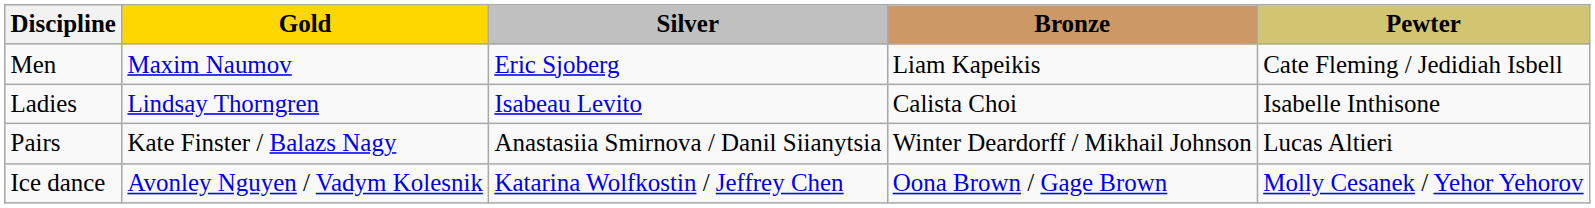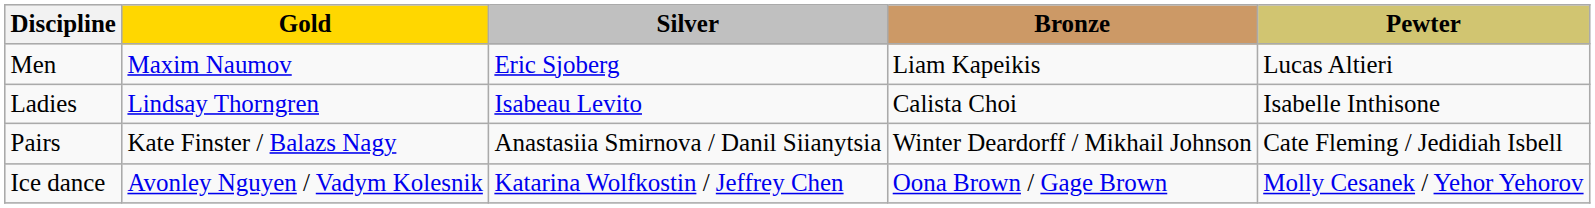(1413, 63) Cate Fleming / Jedidiah Isbell -> (1328, 63) Lucas Altieri
(1328, 143) Lucas Altieri -> (1413, 143) Cate Fleming / Jedidiah Isbell
